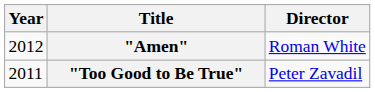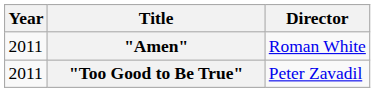(26, 45) 2012 -> (26, 45) 2011
